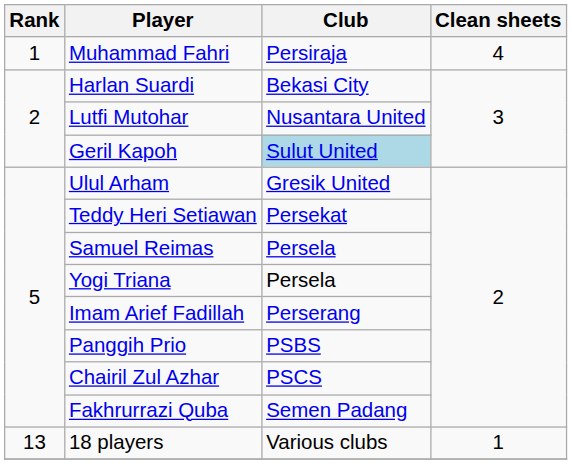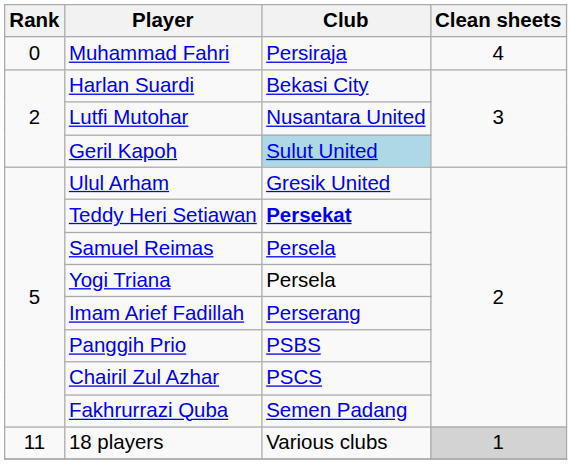(34, 53) 1 -> (34, 53) 0
(307, 215) normal -> (309, 215) bold
(34, 442) 13 -> (34, 442) 11
(498, 442) no background -> (498, 442) lightgrey background
